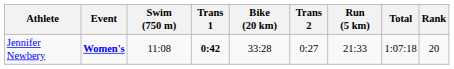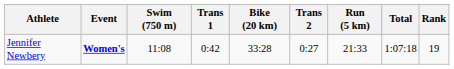(210, 49) bold -> (210, 49) normal
(434, 49) 20 -> (434, 49) 19
